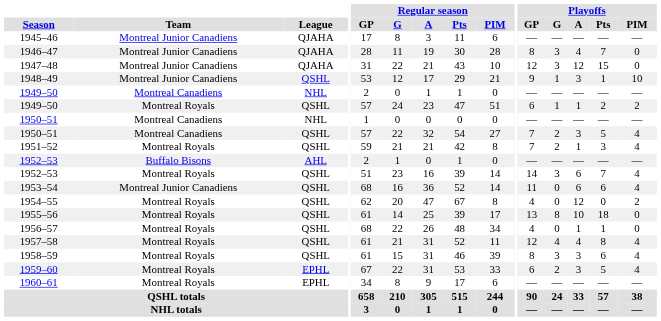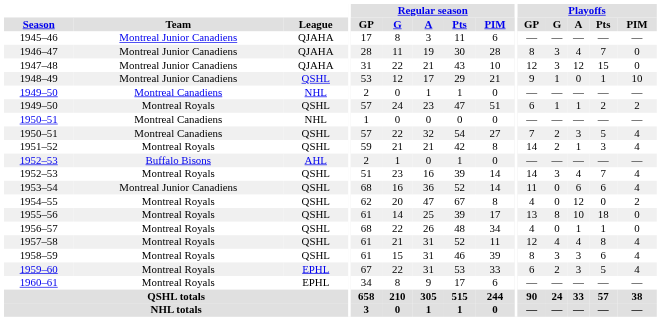(578, 78) 3 -> (578, 78) 0
(532, 146) 7 -> (532, 146) 14
(578, 174) 6 -> (578, 174) 4
